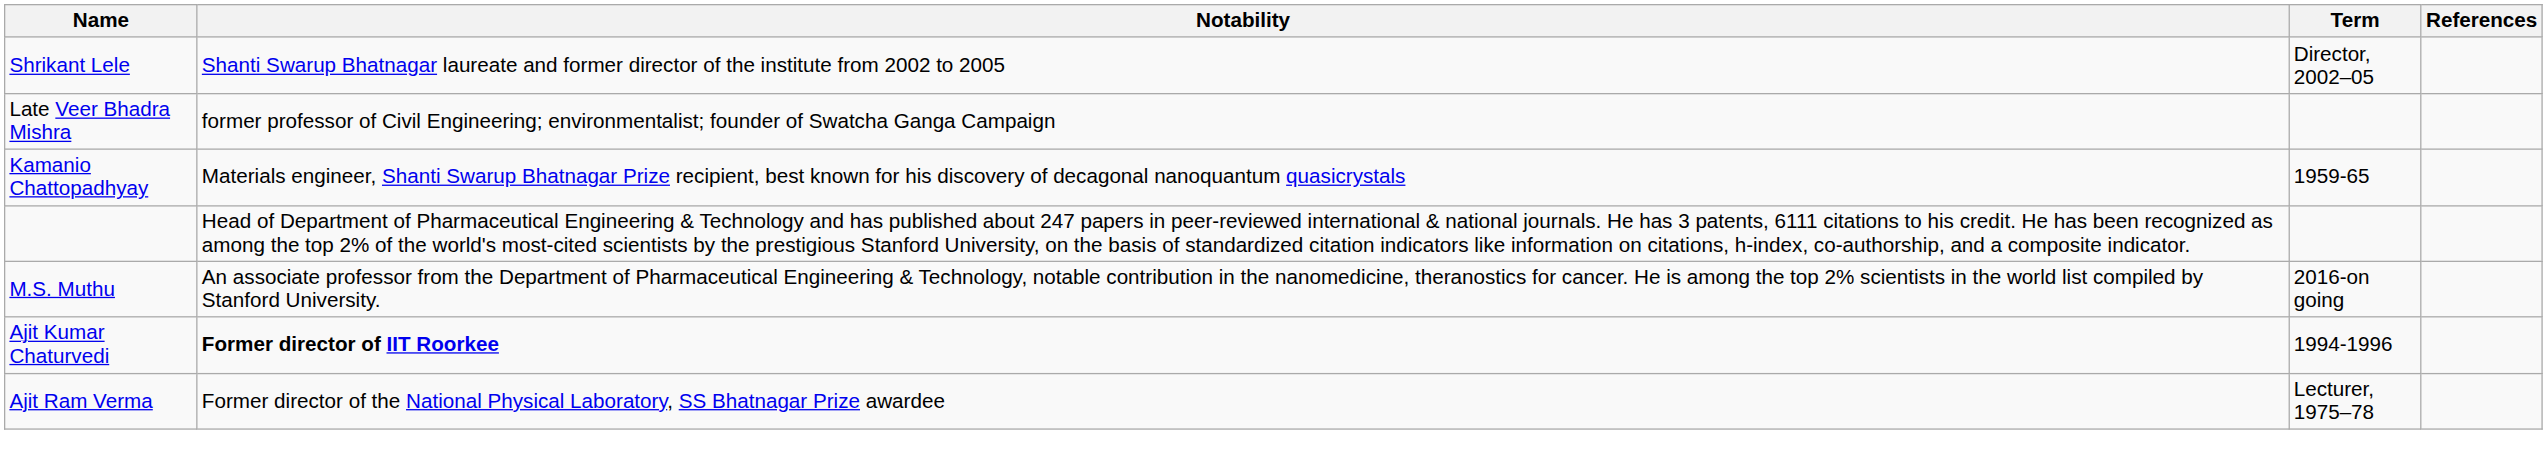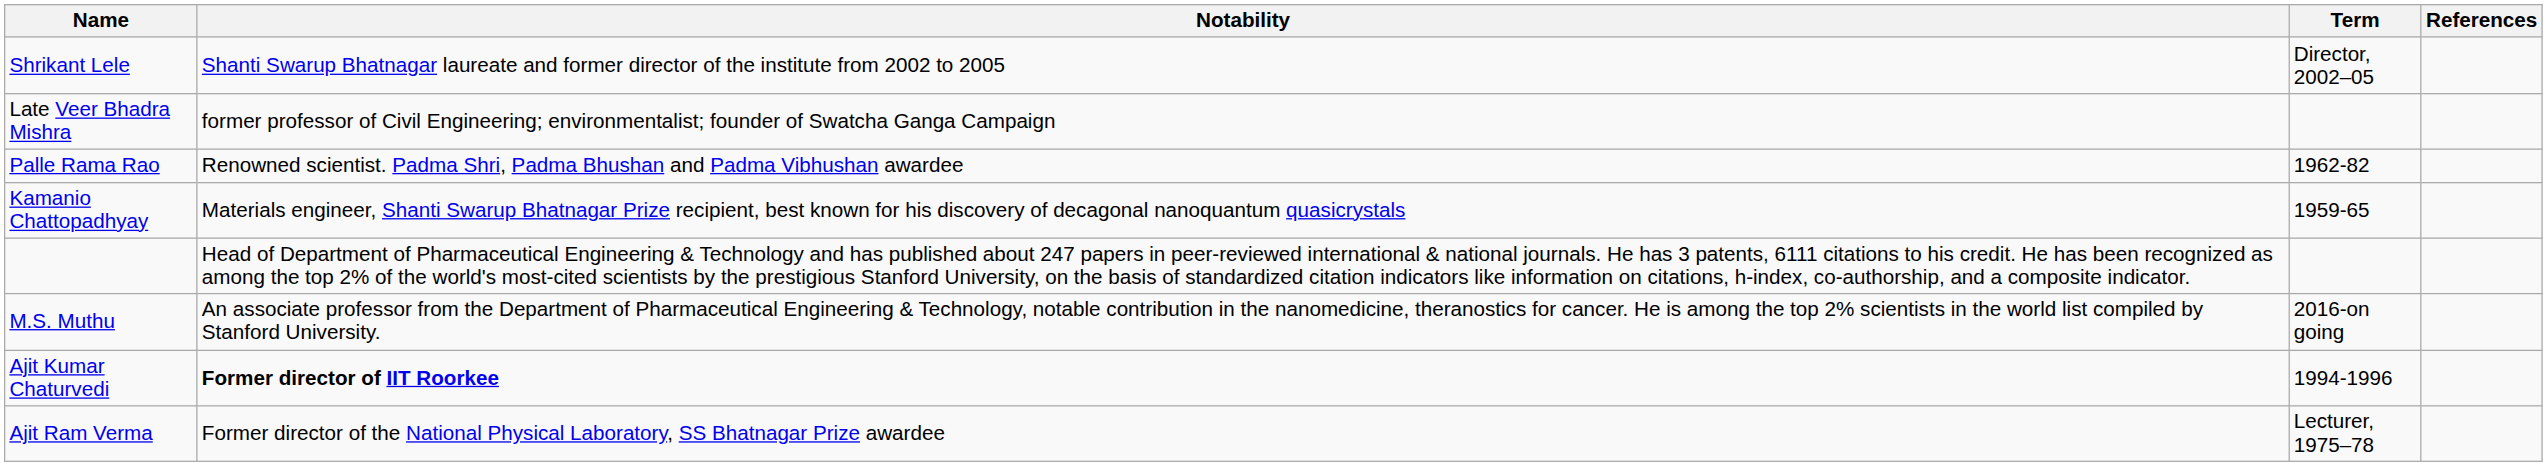+ row: (85, 165)
